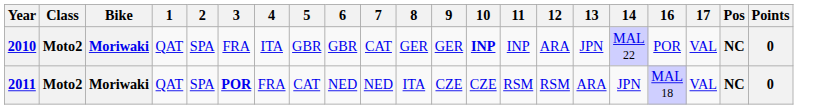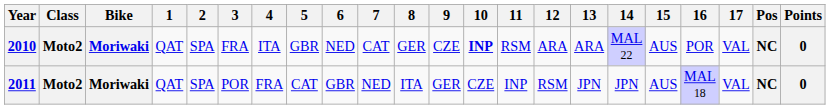+ column: (663, 15)
(343, 46) GBR -> (340, 46) NED
(449, 46) GER -> (447, 46) CZE
(518, 46) INP -> (516, 46) RSM
(591, 46) JPN -> (589, 46) ARA
(236, 84) bold -> (235, 84) normal
(343, 84) NED -> (340, 84) GBR
(449, 84) CZE -> (447, 84) GER
(518, 84) RSM -> (516, 84) INP
(591, 84) ARA -> (589, 84) JPN
